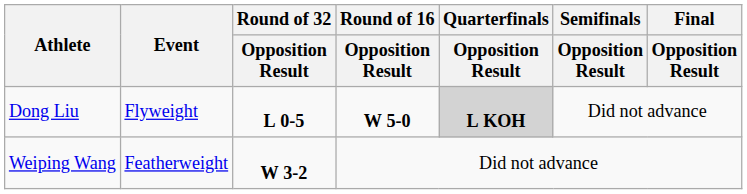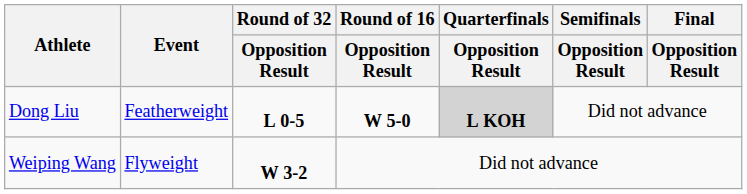(161, 111) Flyweight -> (176, 111) Featherweight
(176, 163) Featherweight -> (161, 163) Flyweight
